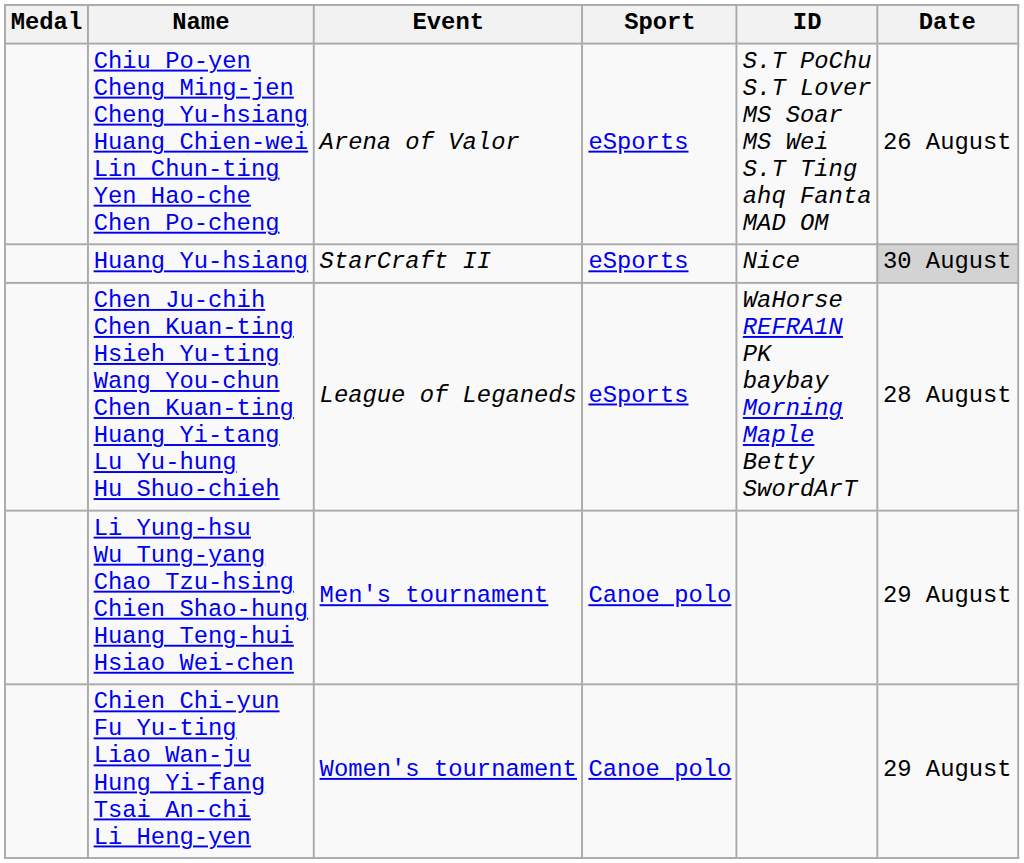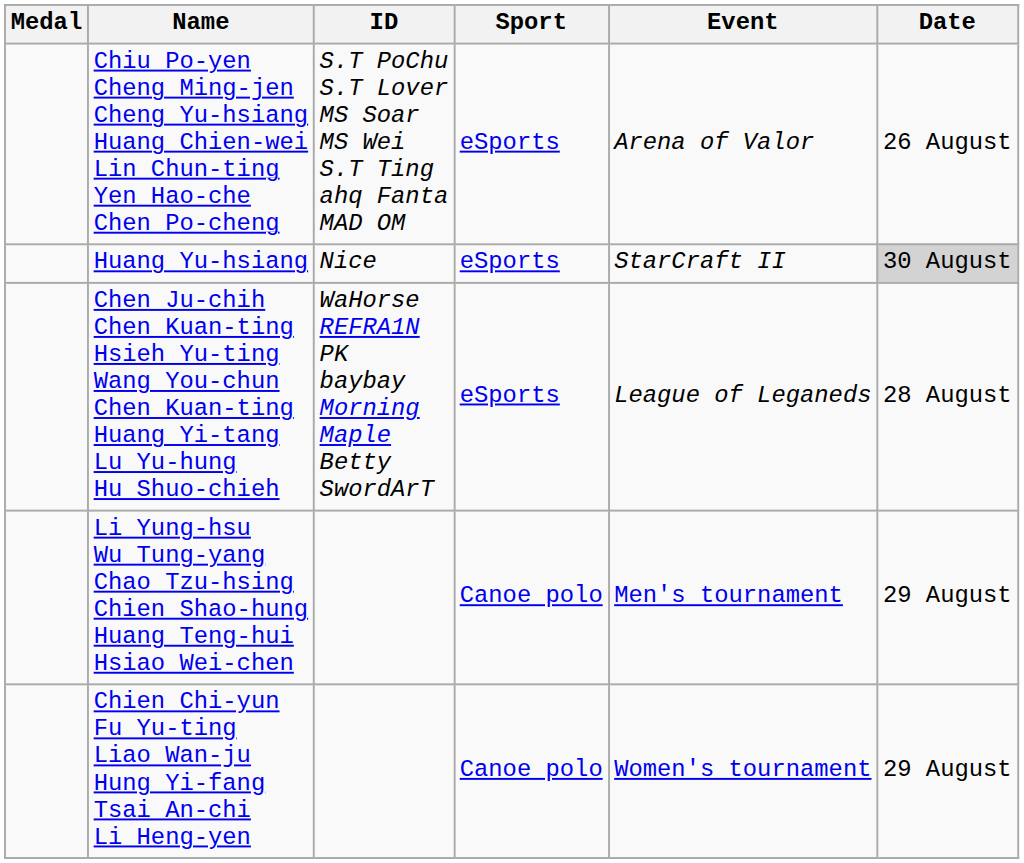columns swapped: (807, 25) <-> (448, 25)
